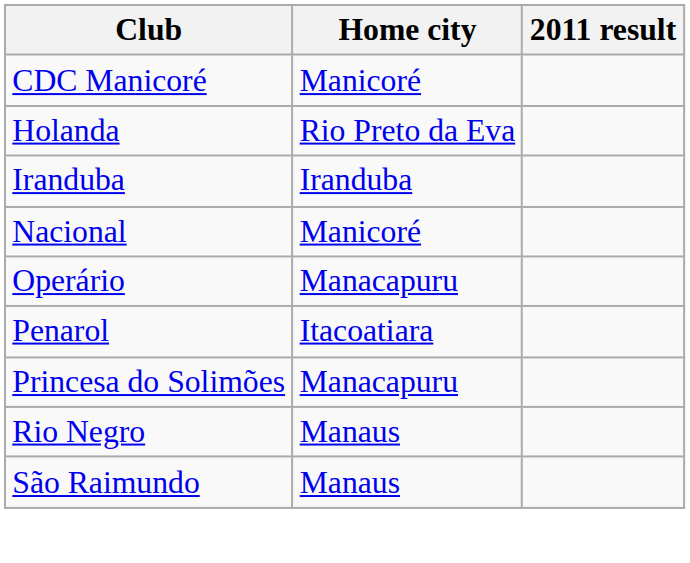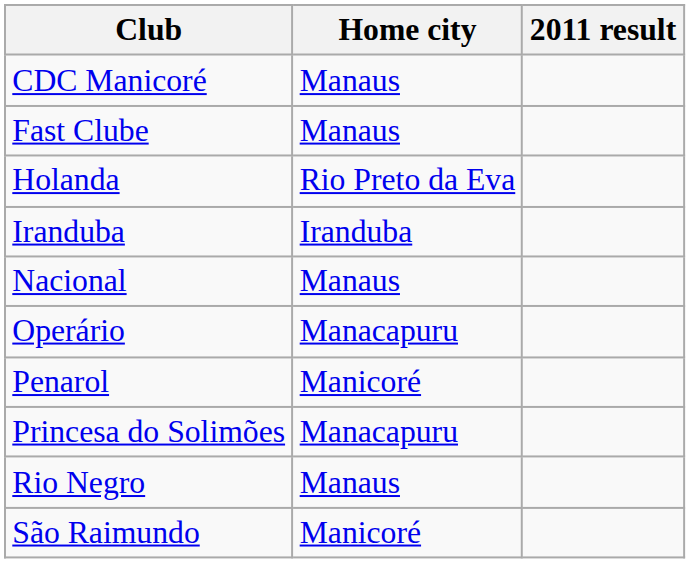(360, 79) Manicoré -> (350, 79) Manaus
+ row: (80, 130)
(360, 230) Manicoré -> (350, 280) Manaus
(366, 331) Itacoatiara -> (360, 381) Manicoré
(350, 481) Manaus -> (360, 532) Manicoré
